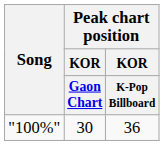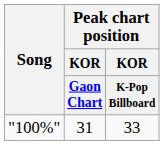(85, 127) 30 -> (85, 127) 31
(132, 127) 36 -> (132, 127) 33
